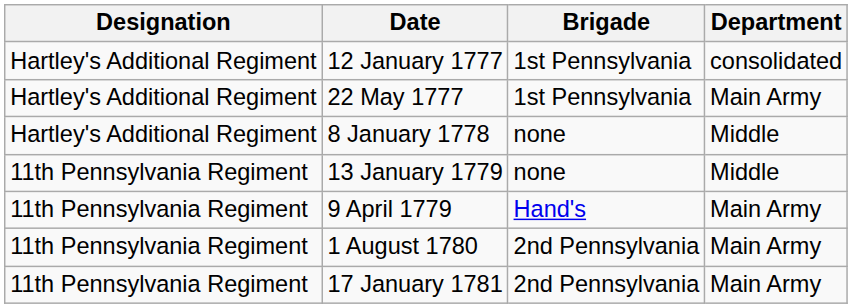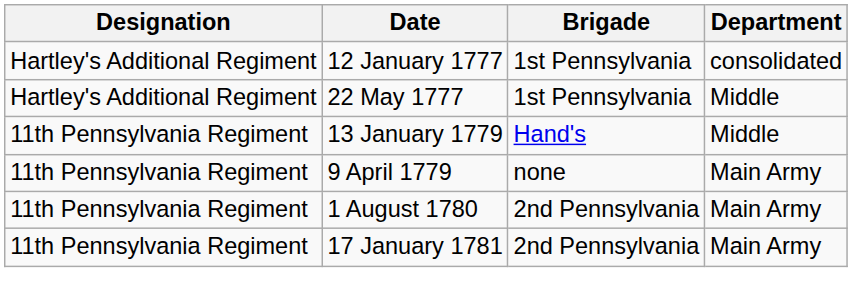(766, 97) Main Army -> (745, 97) Middle
- row: (409, 135)
(540, 172) none -> (550, 135) Hand's
(550, 209) Hand's -> (540, 172) none
